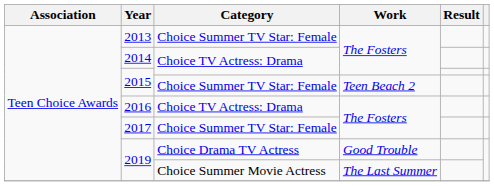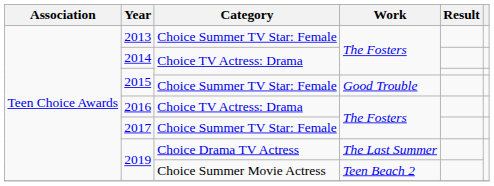(379, 85) Teen Beach 2 -> (380, 85) Good Trouble
(380, 149) Good Trouble -> (390, 149) The Last Summer
(390, 170) The Last Summer -> (379, 170) Teen Beach 2
